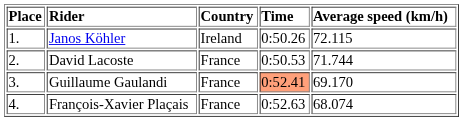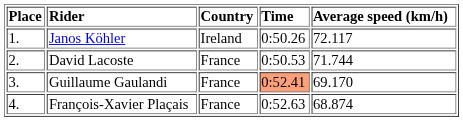(333, 38) 72.115 -> (333, 38) 72.117
(333, 104) 68.074 -> (333, 104) 68.874
